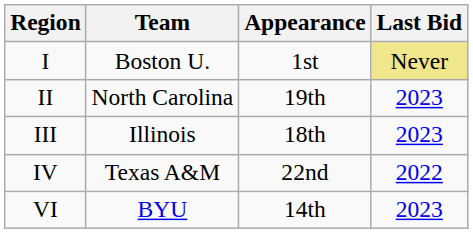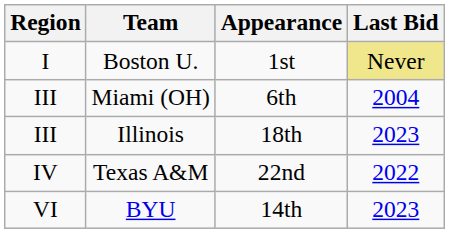- row: (162, 97)
+ row: (151, 97)
